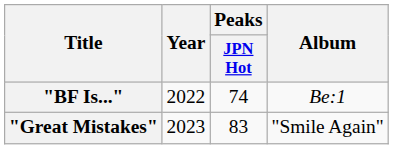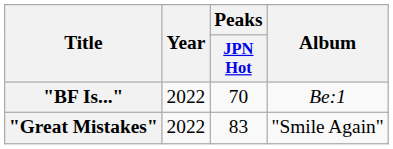(238, 97) 74 -> (238, 97) 70
(186, 127) 2023 -> (186, 127) 2022
